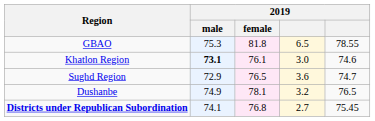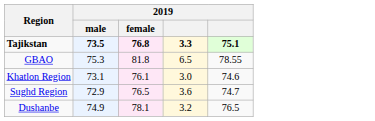+ row: (27, 44)
(212, 60) bold -> (96, 76) normal
- row: (97, 108)
